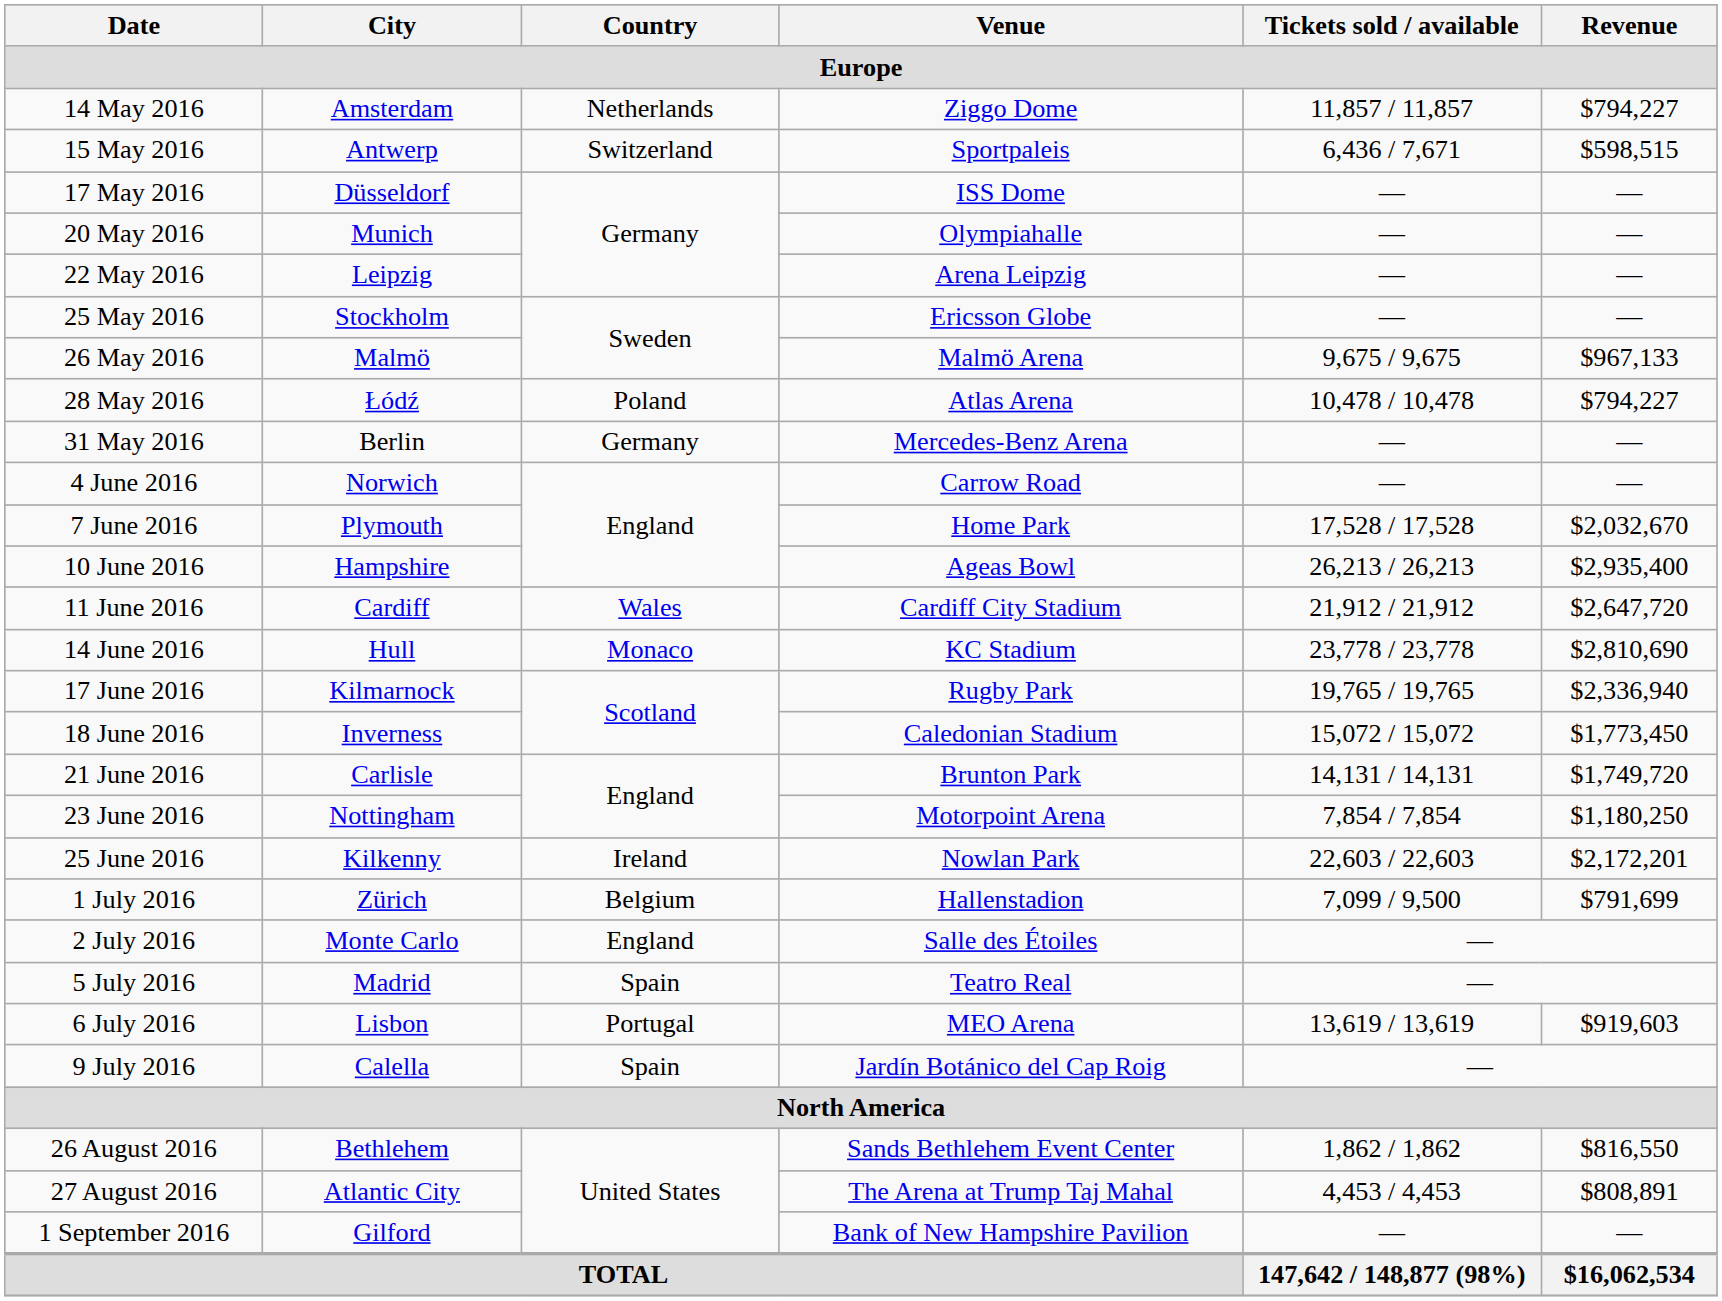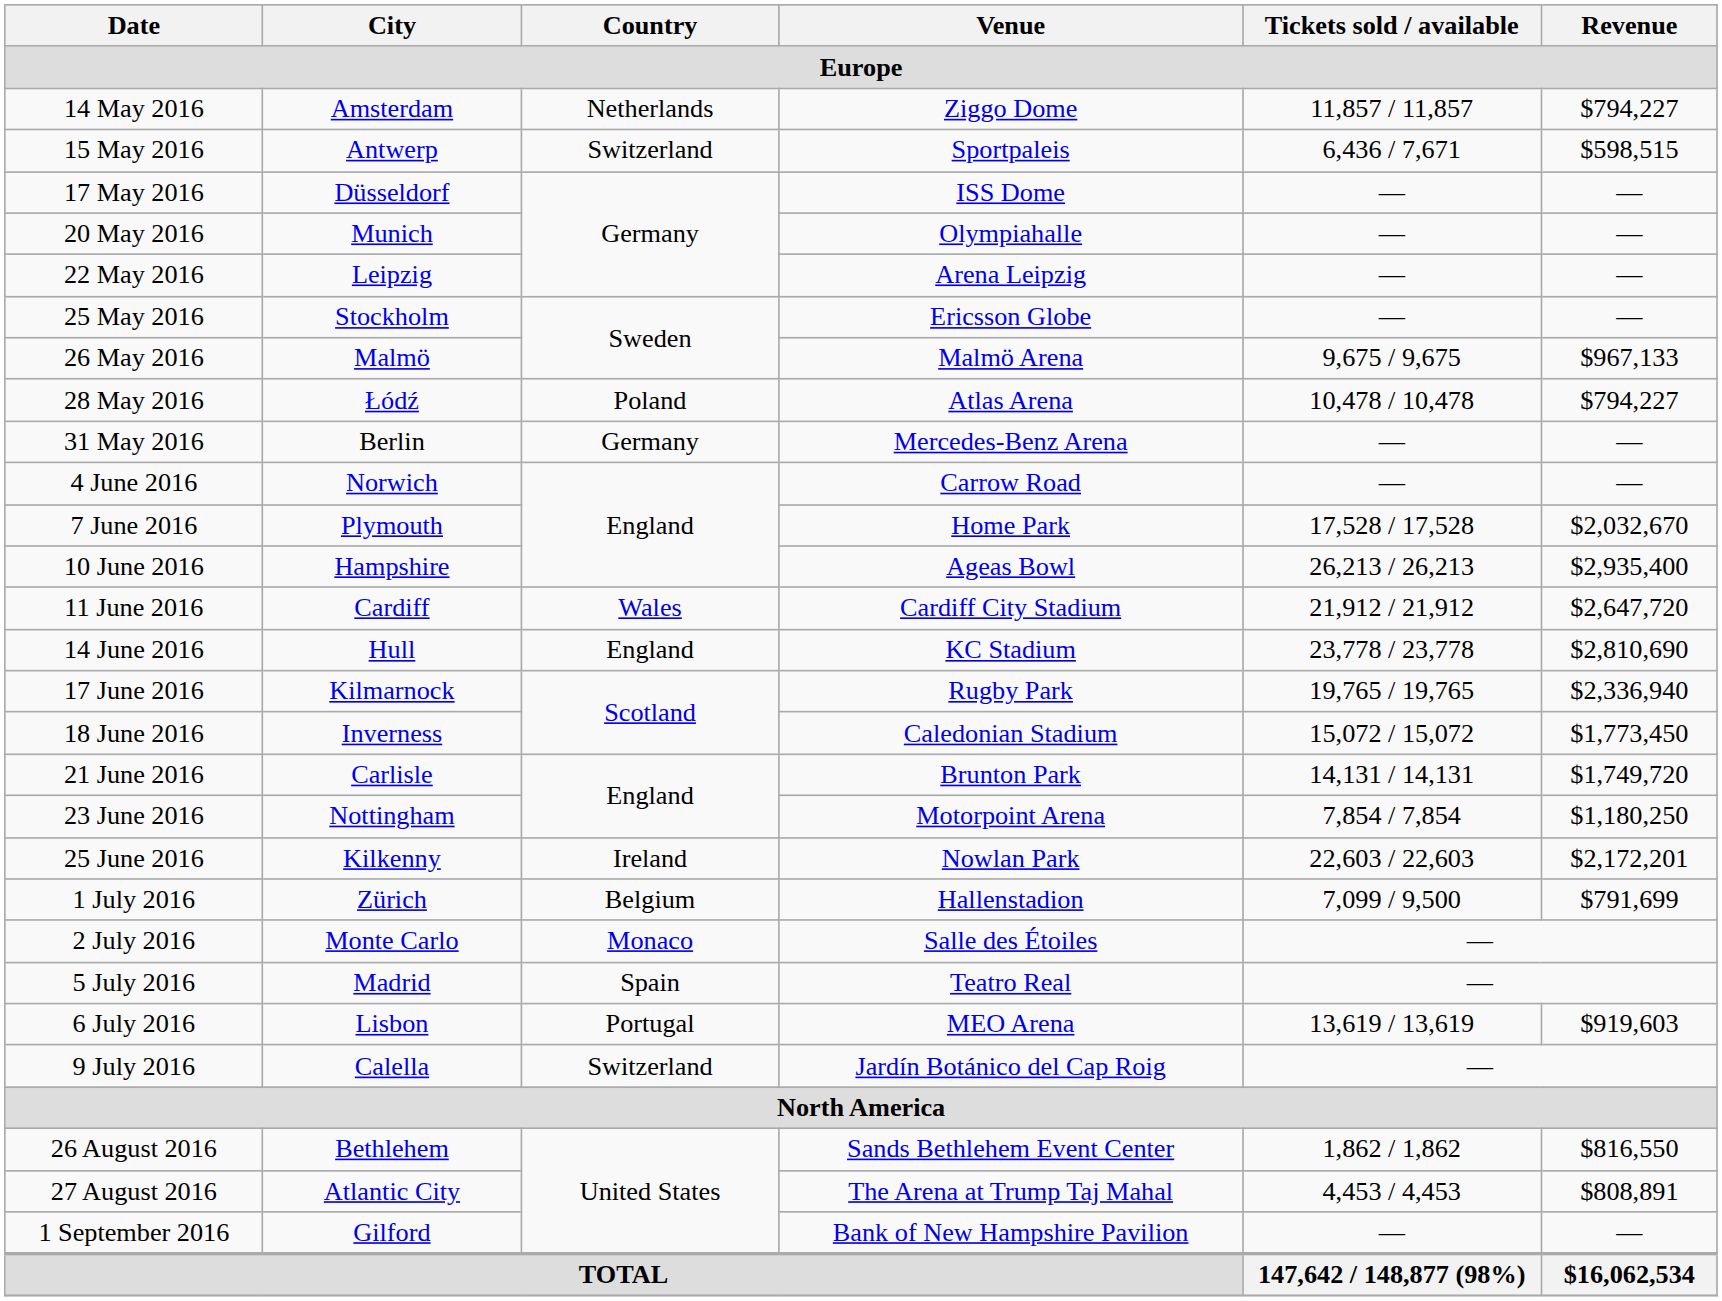(650, 649) Monaco -> (650, 649) England
(650, 940) England -> (650, 940) Monaco
(650, 1065) Spain -> (650, 1065) Switzerland
